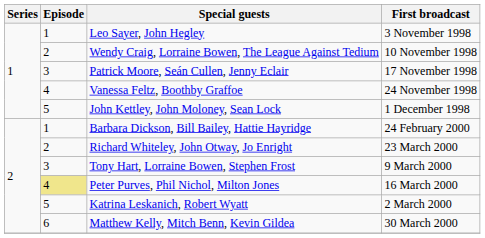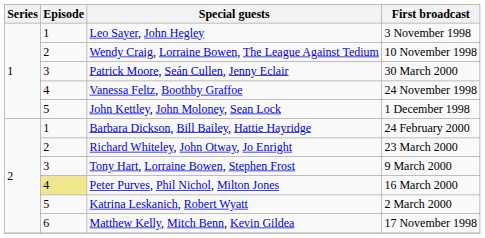(431, 71) 17 November 1998 -> (421, 71) 30 March 2000
(421, 223) 30 March 2000 -> (431, 223) 17 November 1998
